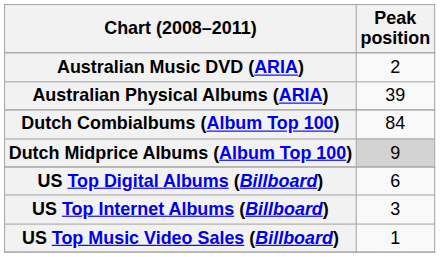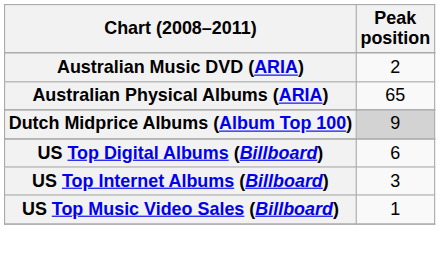(395, 95) 39 -> (395, 95) 65
- row: (180, 124)
